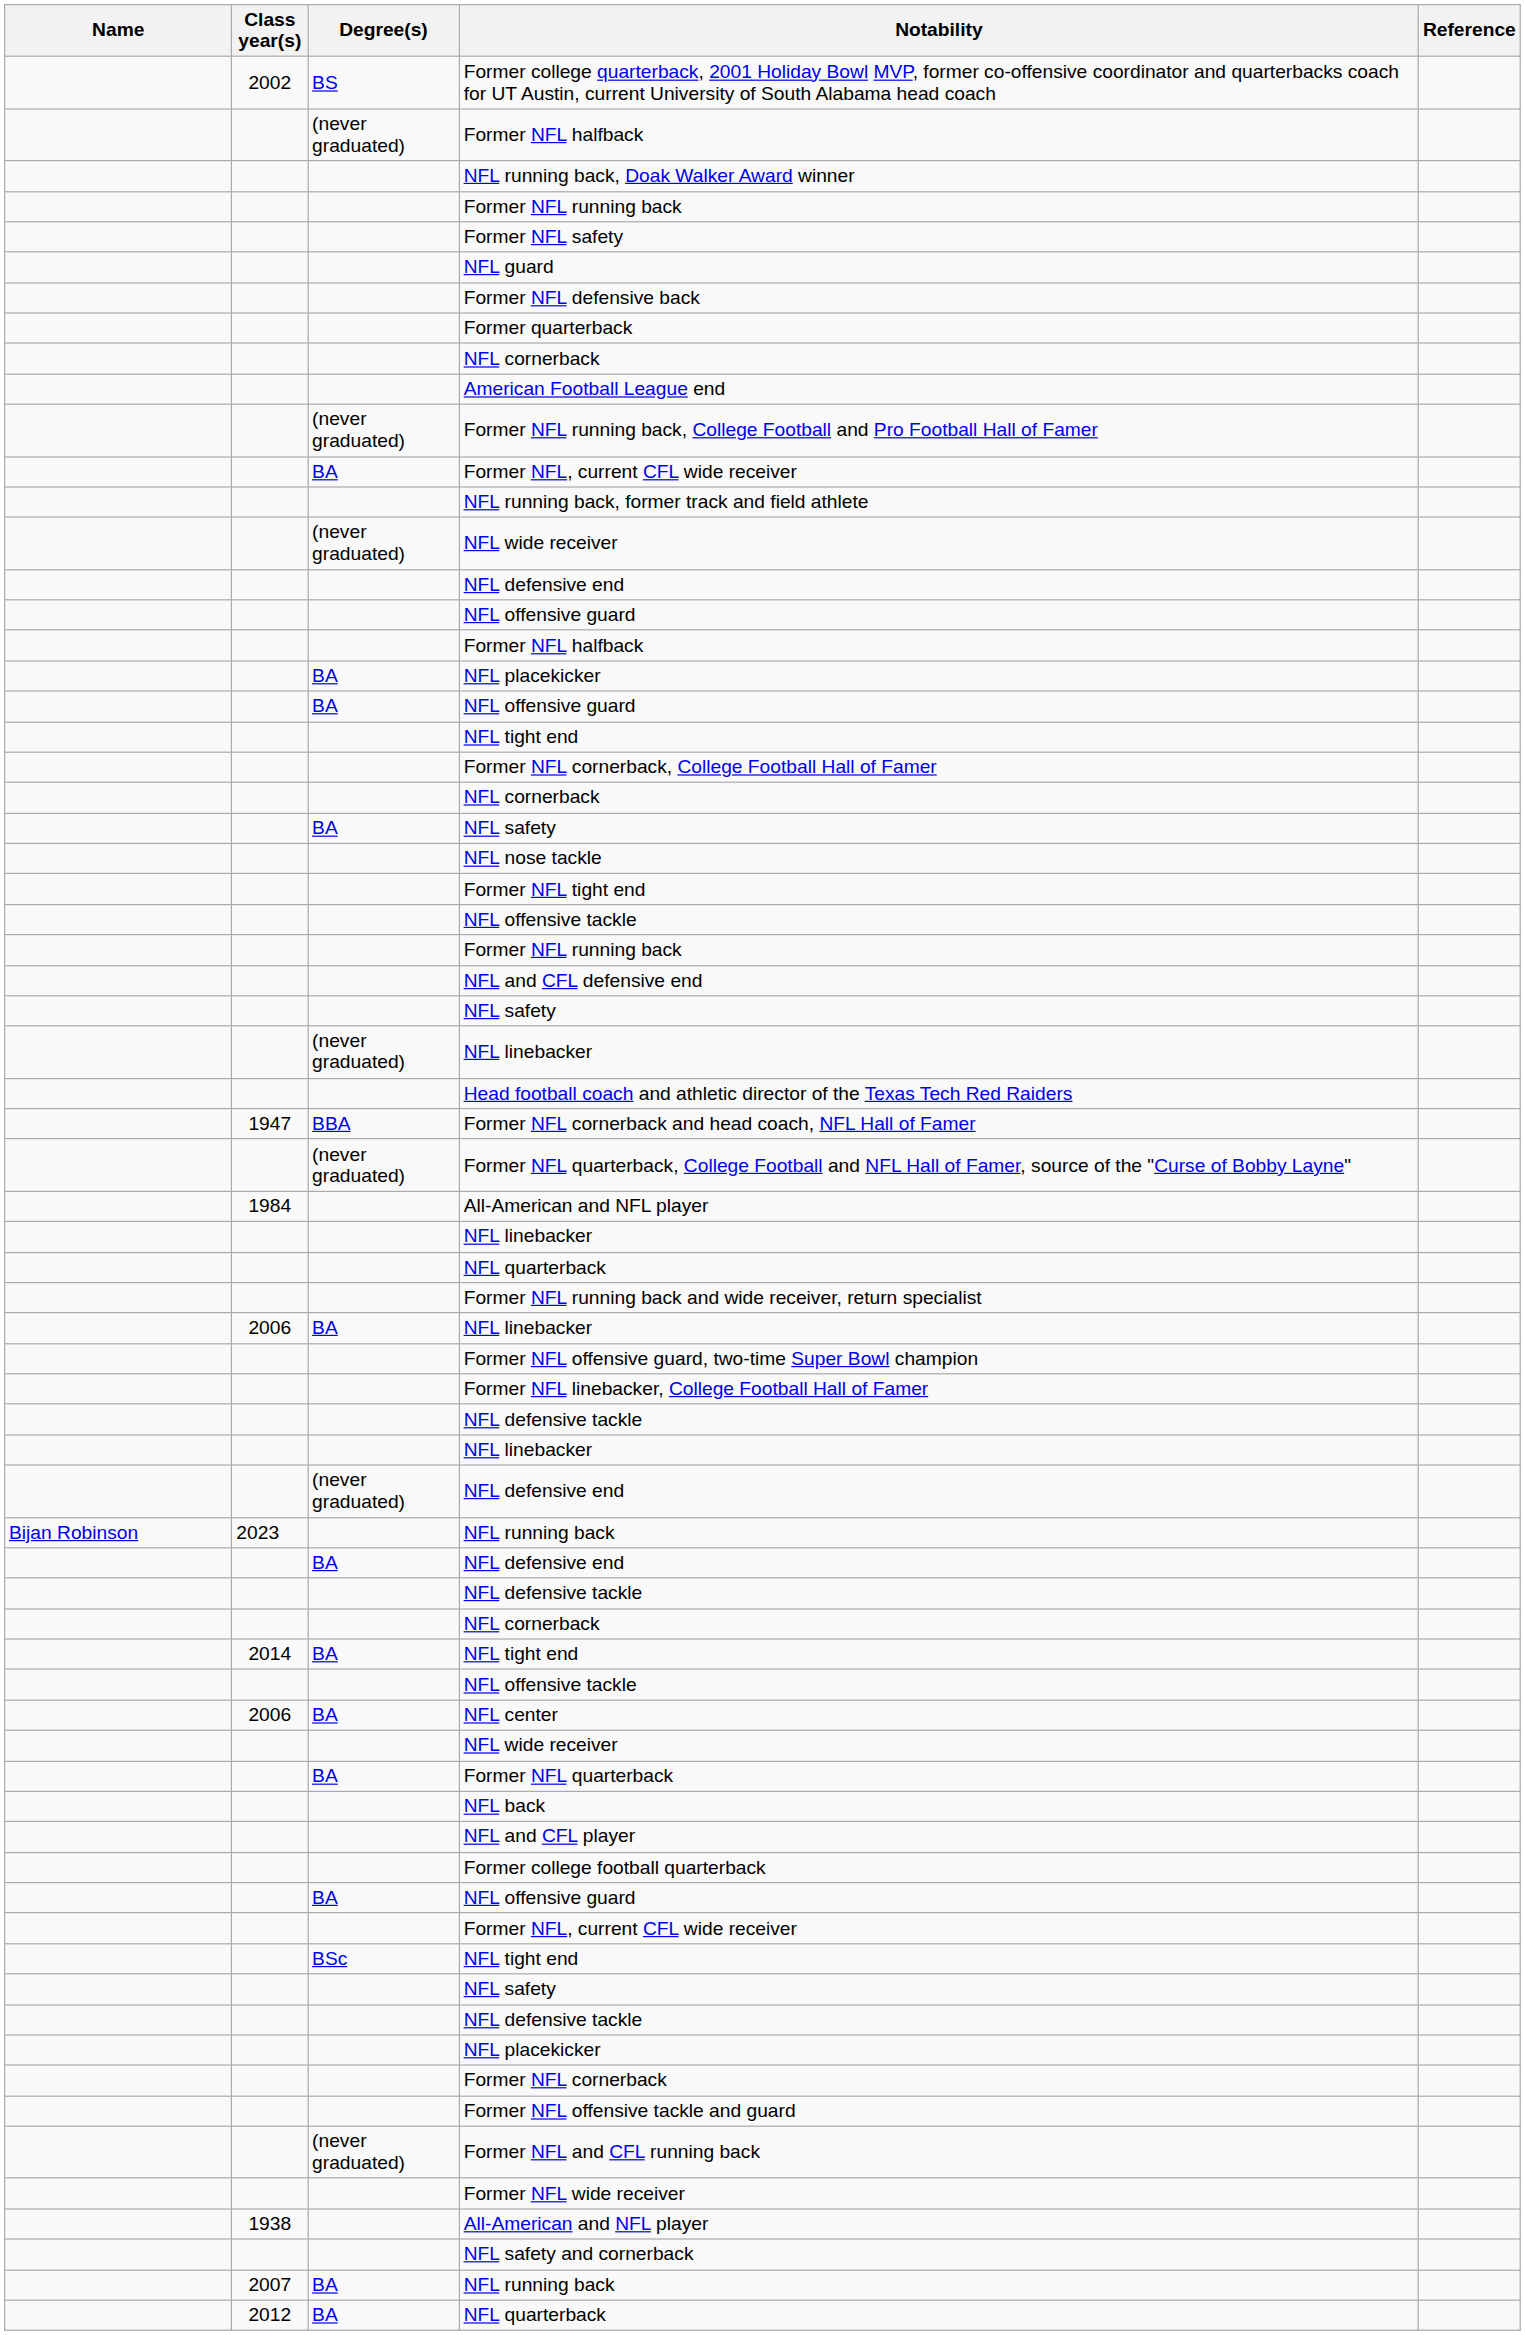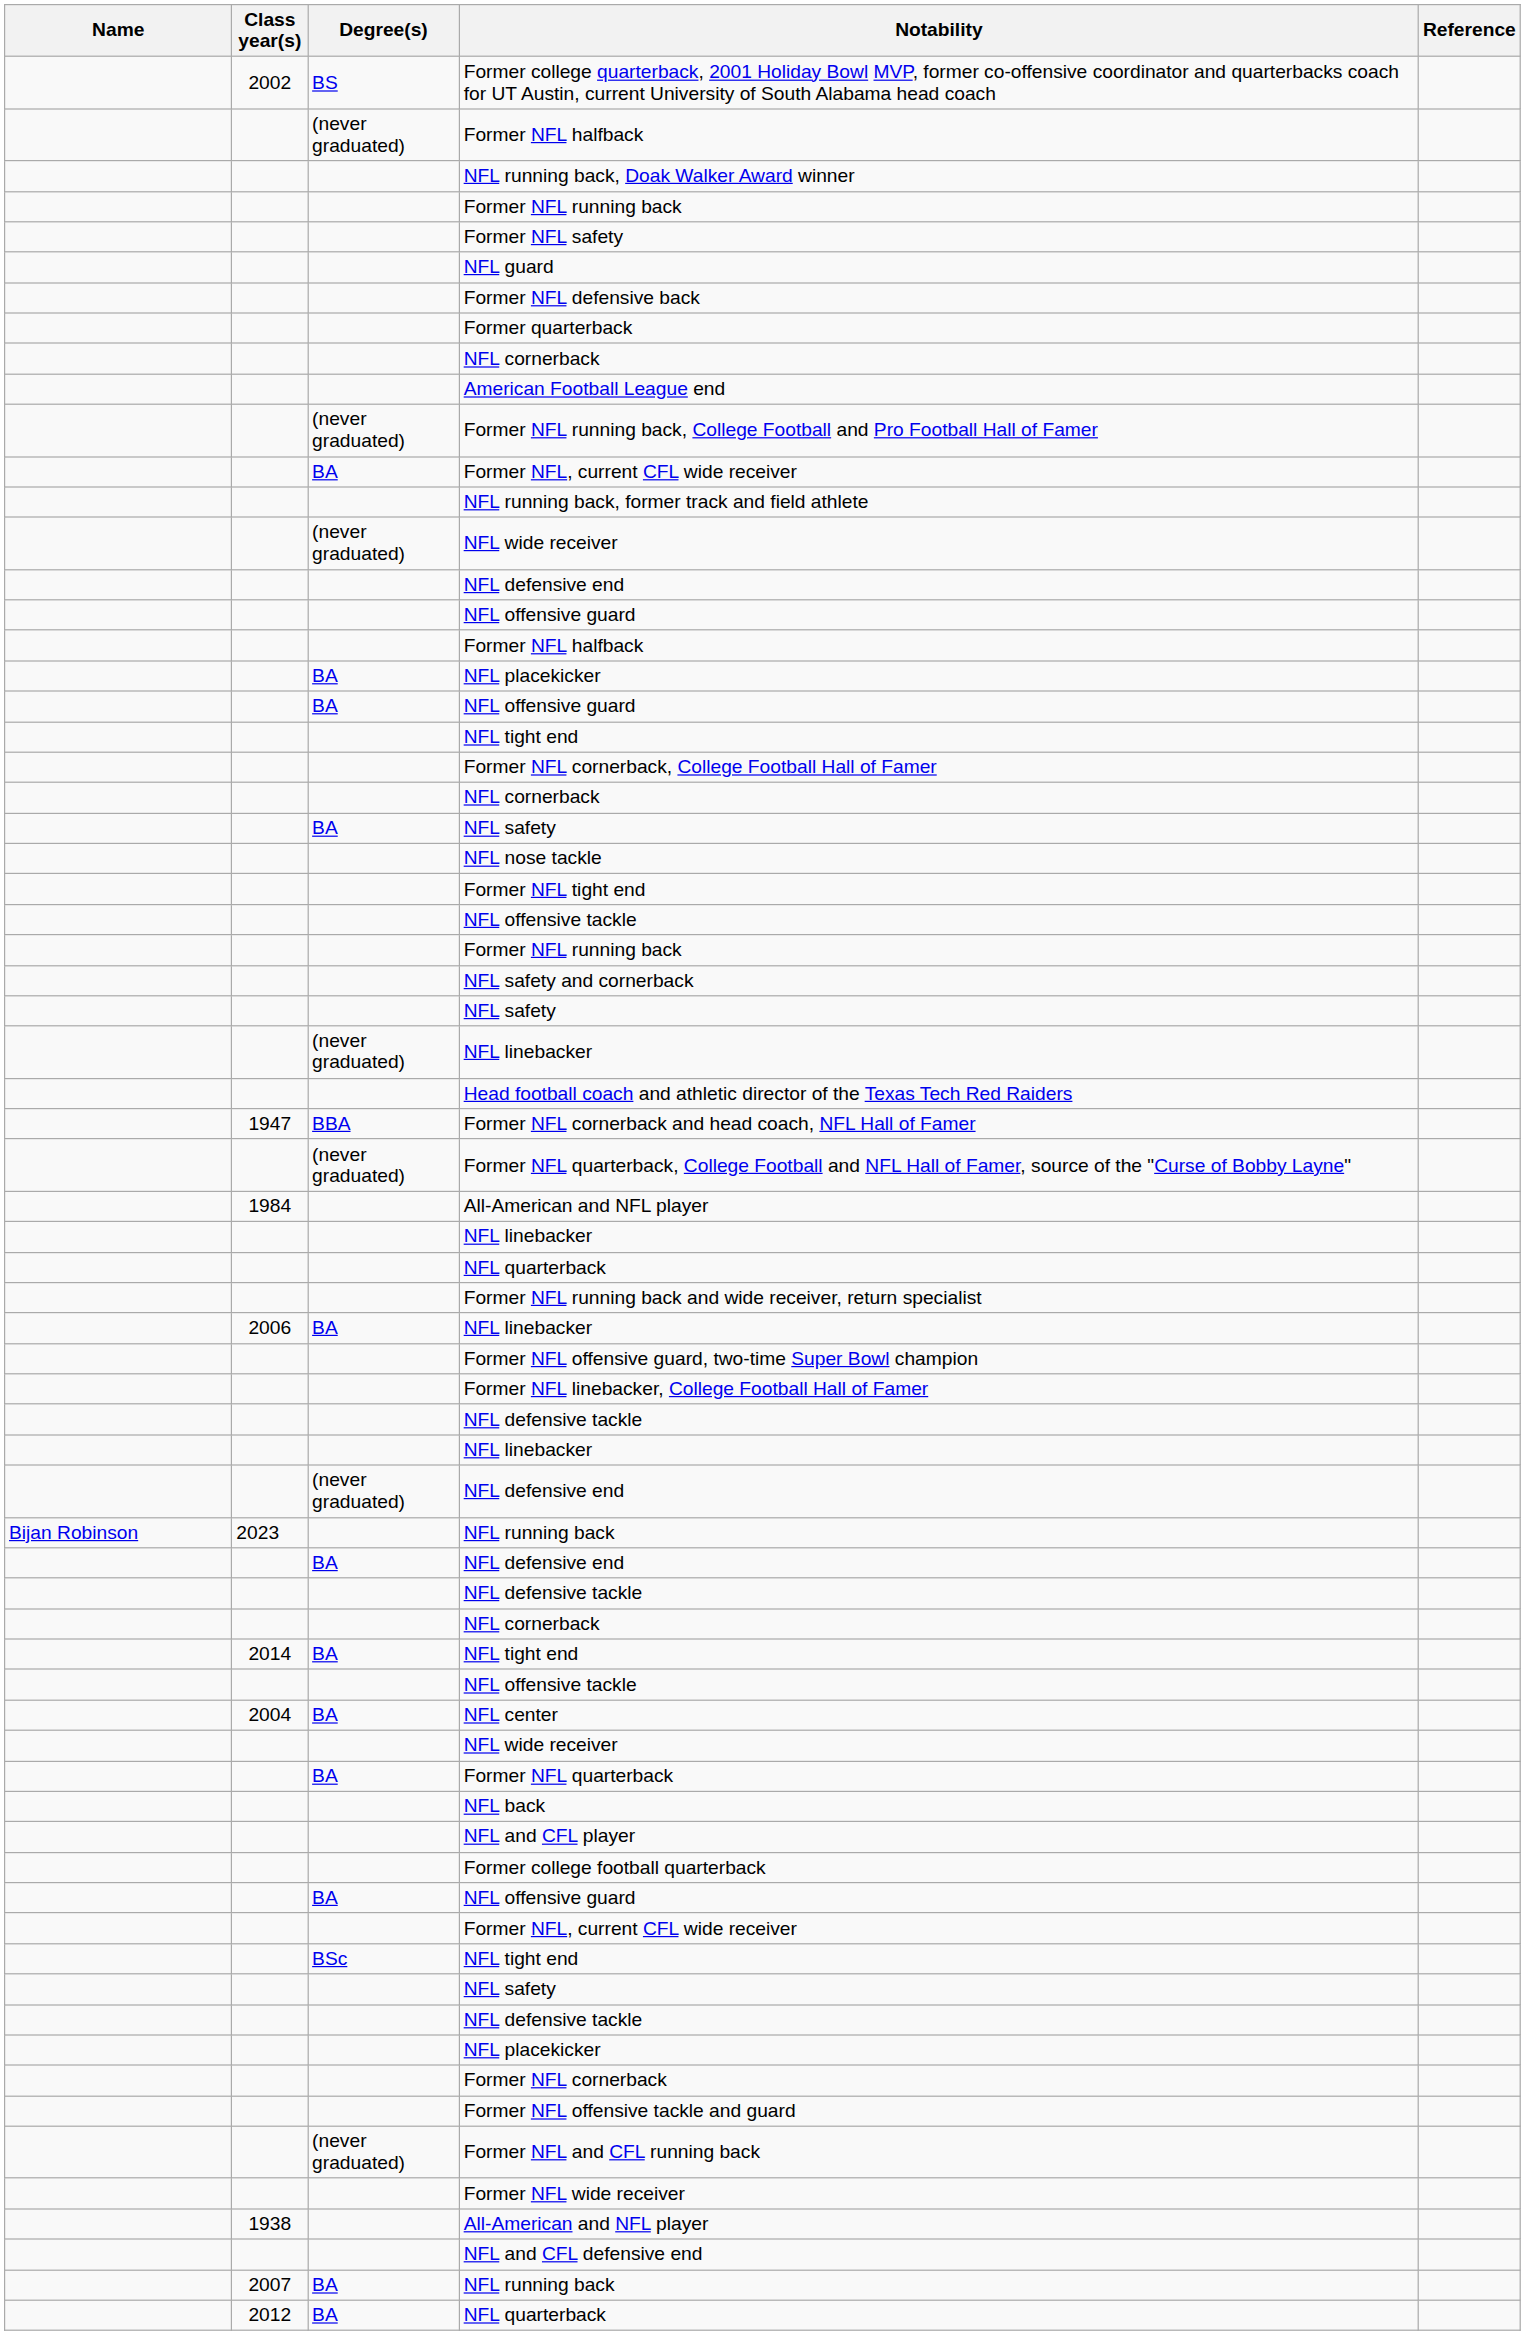rows swapped: (383, 2254) <-> (383, 980)
(270, 1715) 2006 -> (270, 1715) 2004
